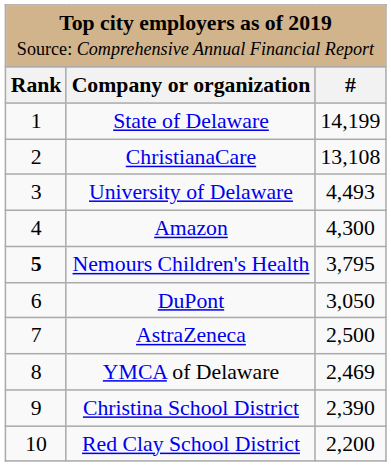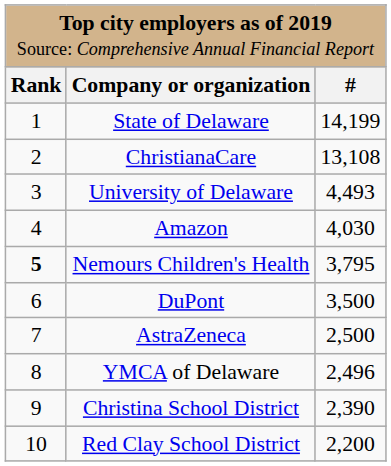(350, 228) 4,300 -> (350, 228) 4,030
(350, 299) 3,050 -> (350, 299) 3,500
(350, 371) 2,469 -> (350, 371) 2,496
